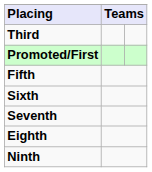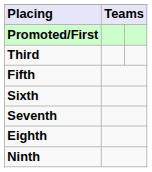rows swapped: (53, 55) <-> (23, 34)
